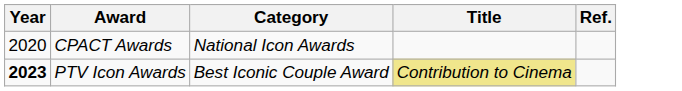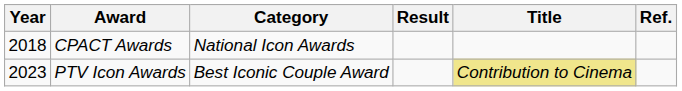+ column: (423, 18)
(28, 45) 2020 -> (28, 45) 2018
(28, 72) bold -> (28, 72) normal
